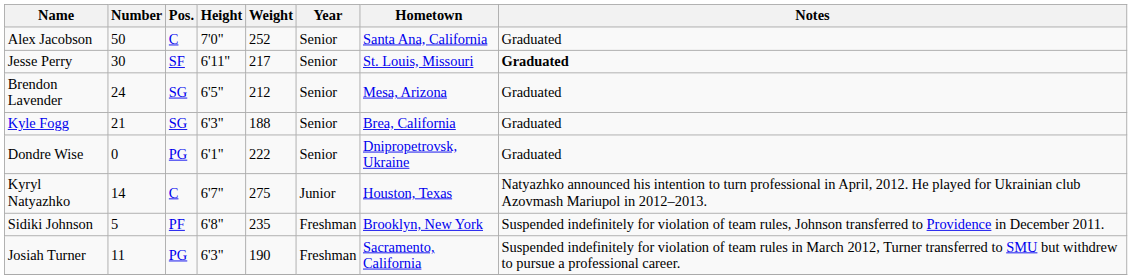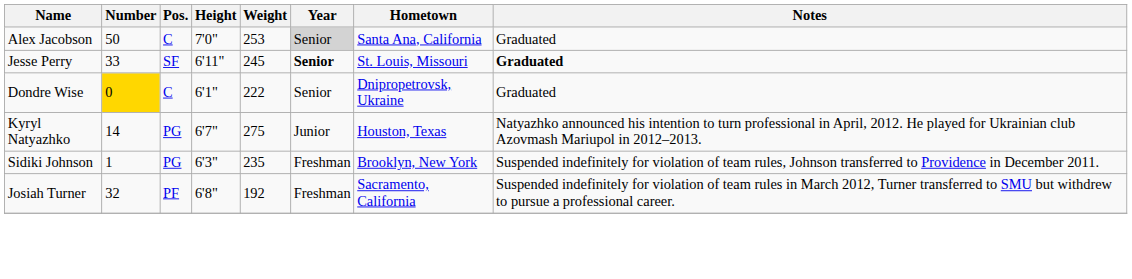(260, 38) 252 -> (254, 38) 253
(318, 38) no background -> (313, 38) lightgrey background
(118, 61) 30 -> (112, 61) 33
(260, 61) 217 -> (254, 61) 245
(318, 61) normal -> (314, 61) bold
- row: (35, 92)
- row: (38, 123)
(115, 154) no background -> (109, 92) gold background
(178, 154) PG -> (168, 92) C
(174, 193) C -> (172, 131) PG
(115, 224) 5 -> (109, 162) 1
(177, 224) PF -> (172, 162) PG
(212, 224) 6'8" -> (206, 162) 6'3"
(118, 255) 11 -> (112, 193) 32
(178, 255) PG -> (171, 193) PF
(212, 255) 6'3" -> (206, 193) 6'8"
(260, 255) 190 -> (254, 193) 192
